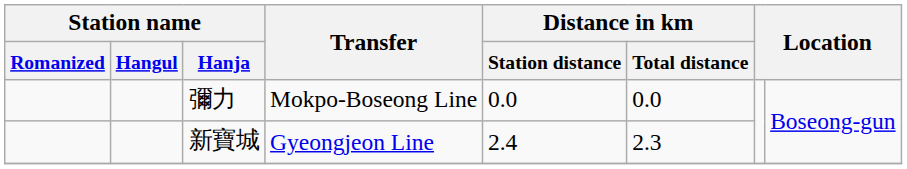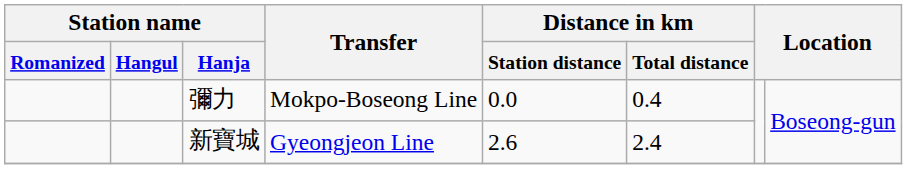(647, 99) 0.0 -> (647, 99) 0.4
(503, 141) 2.4 -> (503, 141) 2.6
(647, 141) 2.3 -> (647, 141) 2.4
